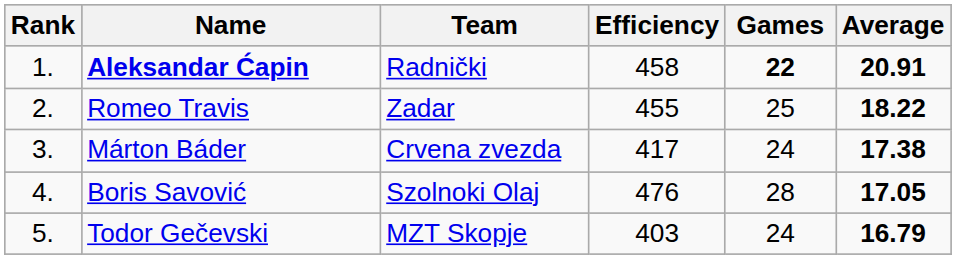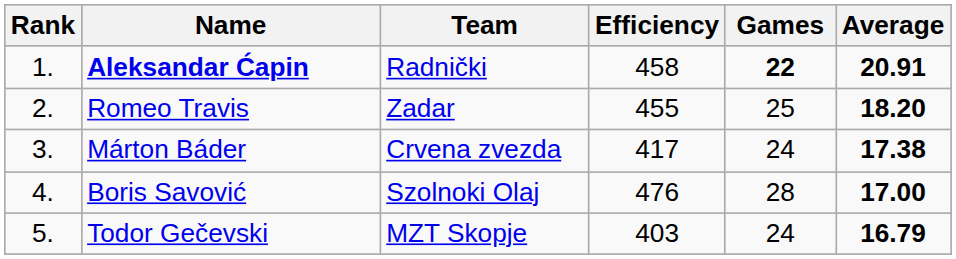(893, 108) 18.22 -> (893, 108) 18.20
(893, 191) 17.05 -> (893, 191) 17.00
